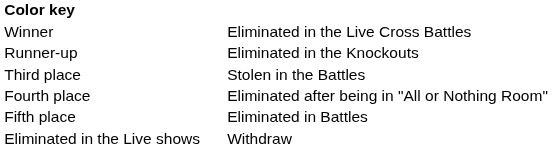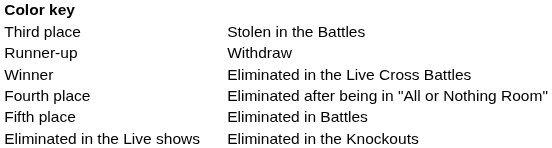rows swapped: (29, 31) <-> (43, 74)
(323, 53) Eliminated in the Knockouts -> (260, 53) Withdraw
(260, 138) Withdraw -> (323, 138) Eliminated in the Knockouts
